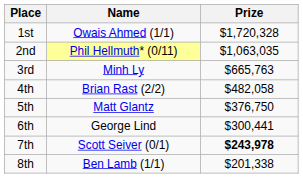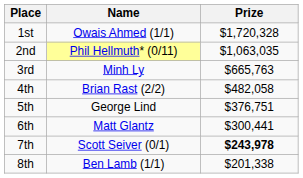(124, 107) Matt Glantz -> (124, 107) George Lind
(249, 107) $376,750 -> (249, 107) $376,751
(124, 126) George Lind -> (124, 126) Matt Glantz
